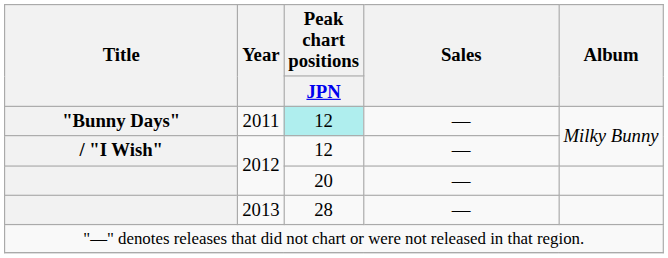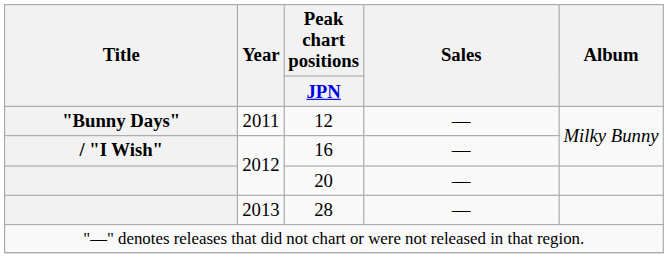(324, 120) paleturquoise background -> (324, 120) no background
(324, 150) 12 -> (324, 150) 16
